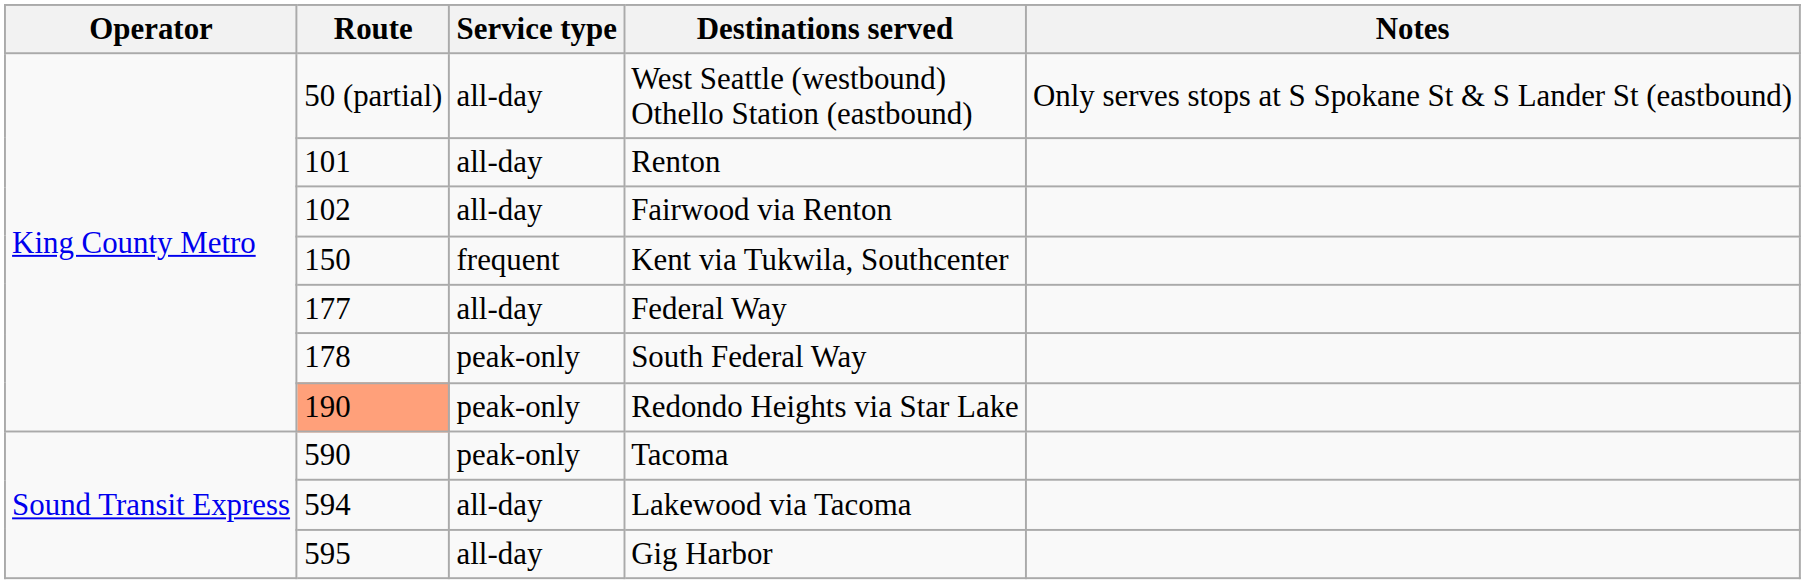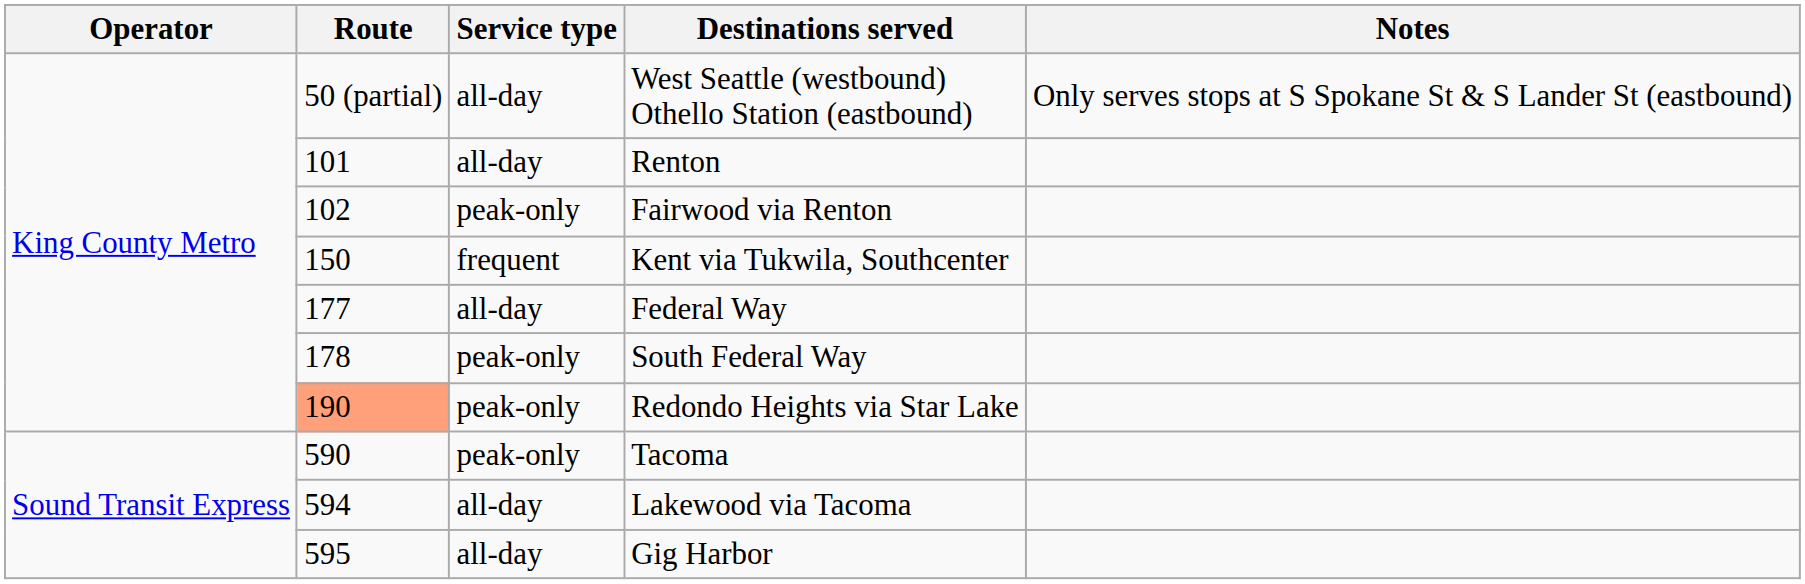(499, 210) all-day -> (518, 210) peak-only
